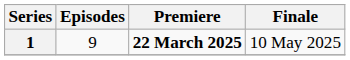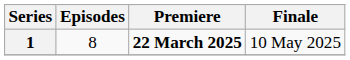(92, 42) 9 -> (92, 42) 8
